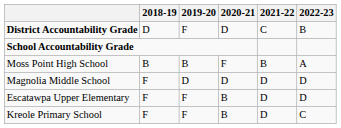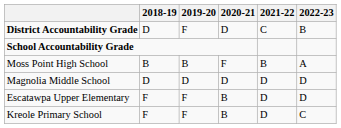(145, 81) F -> (146, 81) D
